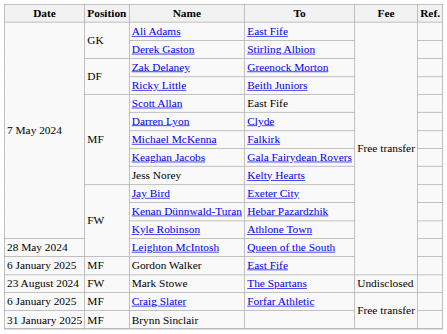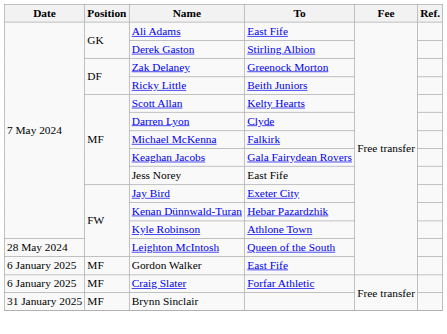(268, 103) East Fife -> (276, 103) Kelty Hearts
(276, 175) Kelty Hearts -> (268, 175) East Fife
- row: (160, 283)
